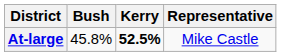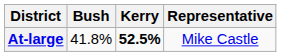(91, 39) 45.8% -> (91, 39) 41.8%
